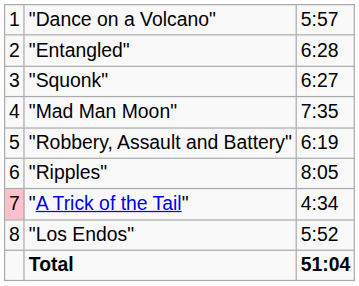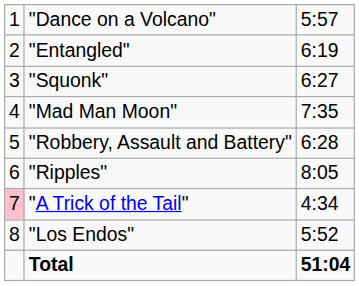(320, 50) 6:28 -> (320, 50) 6:19
(320, 142) 6:19 -> (320, 142) 6:28
